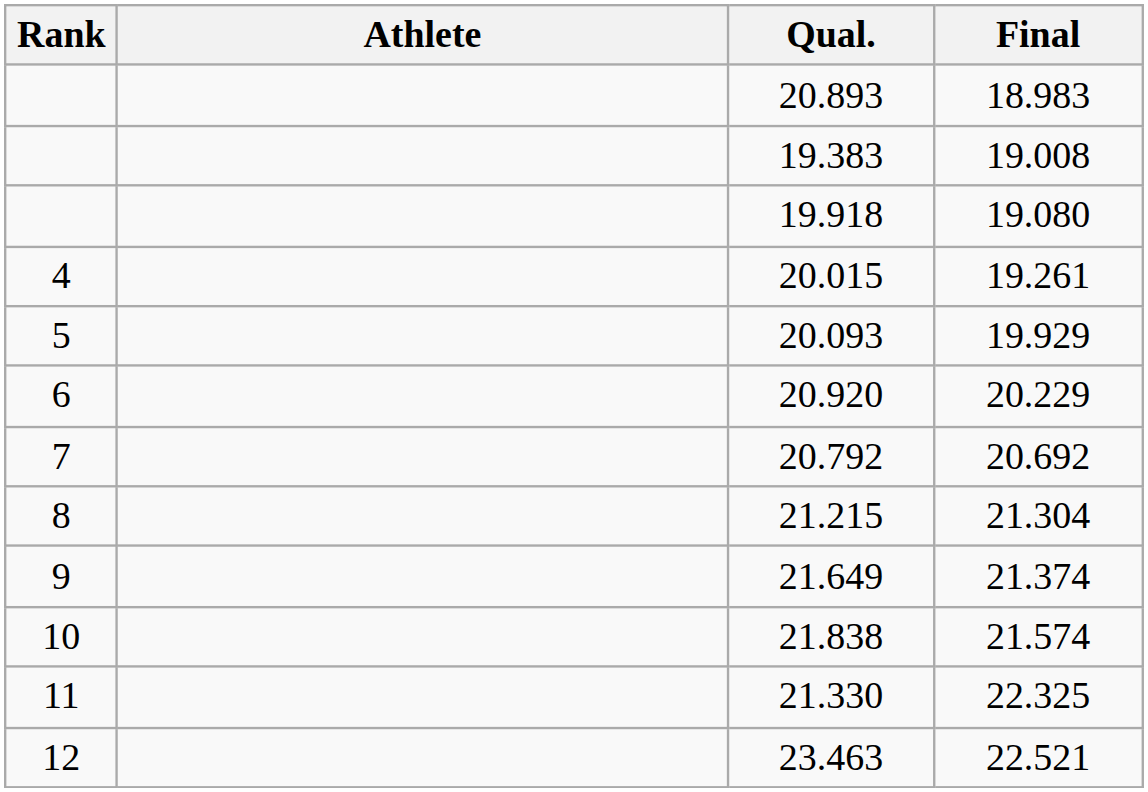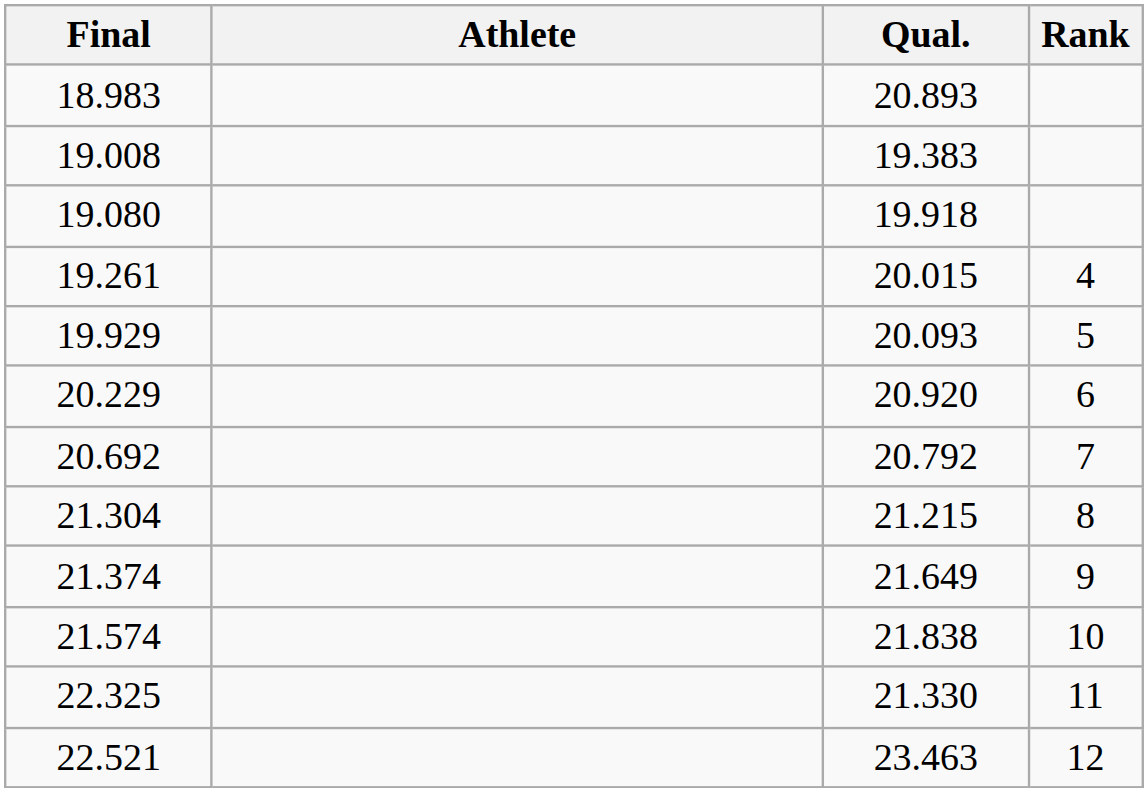columns swapped: (61, 34) <-> (1038, 34)
